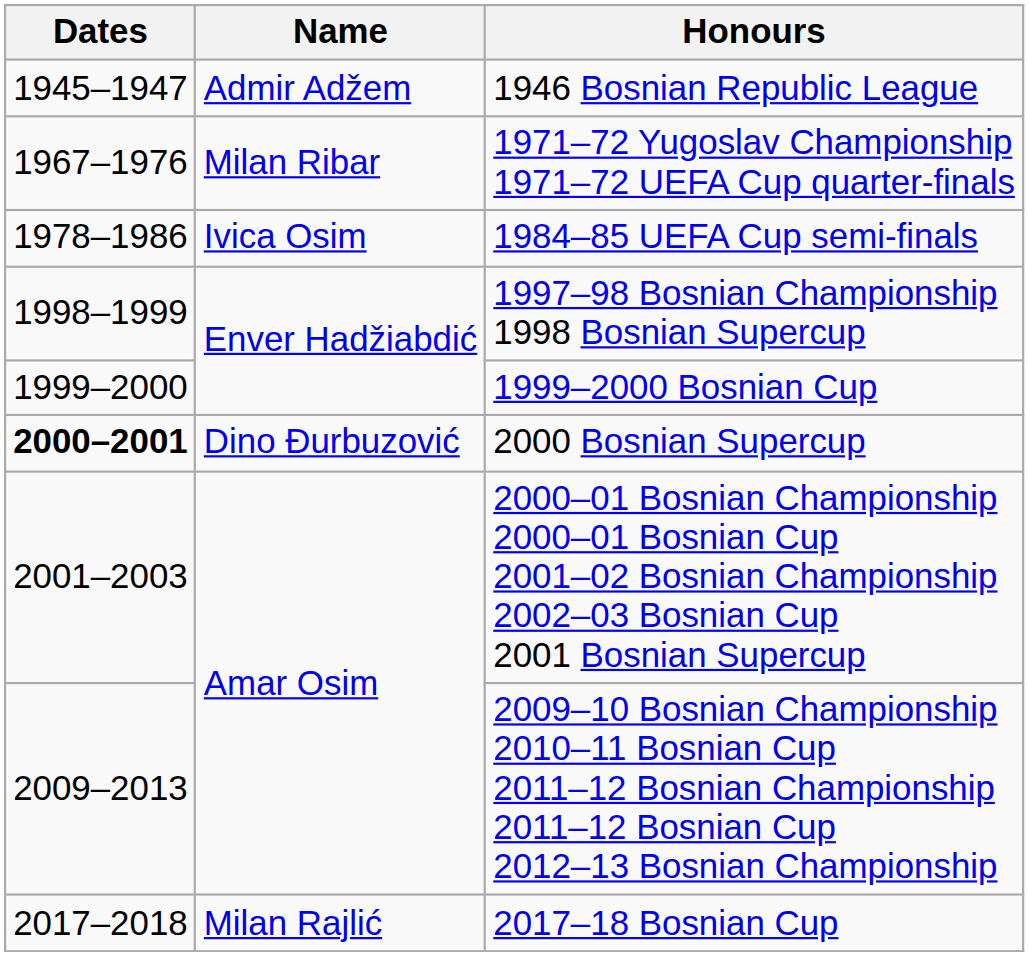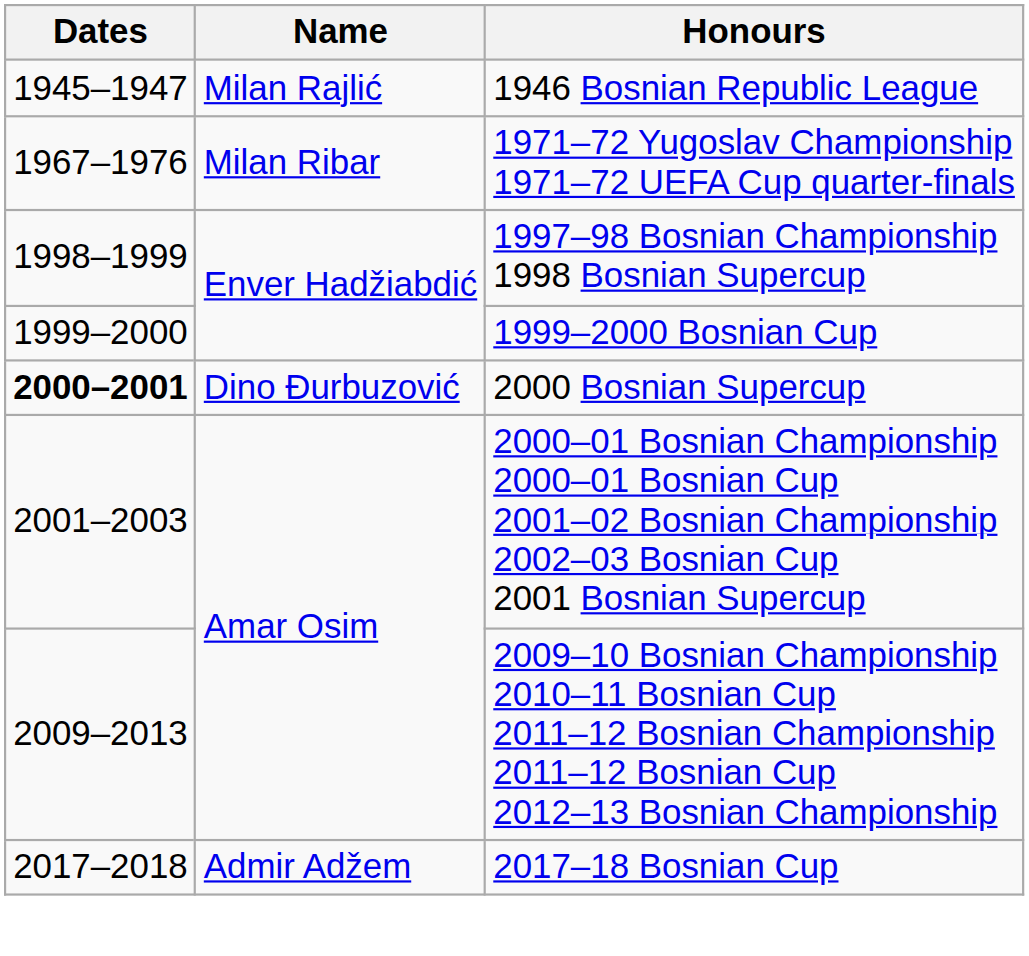(308, 87) Admir Adžem -> (293, 87) Milan Rajlić
- row: (736, 237)
(293, 922) Milan Rajlić -> (308, 867) Admir Adžem
